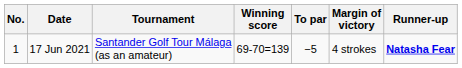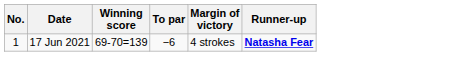- column: (163, 19)
(311, 49) −5 -> (169, 43) −6
